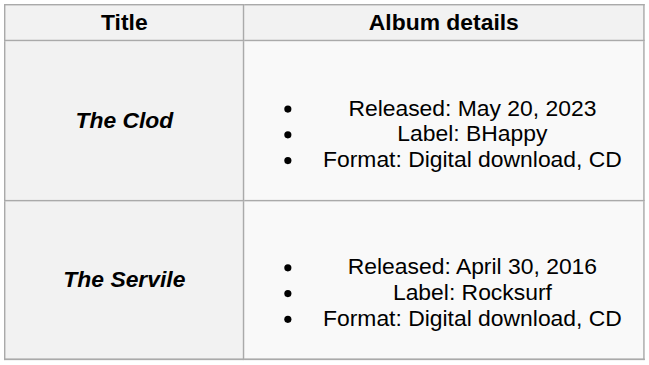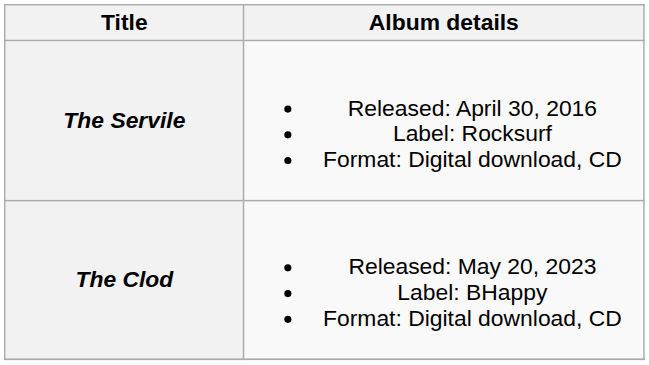rows swapped: (124, 279) <-> (124, 120)
